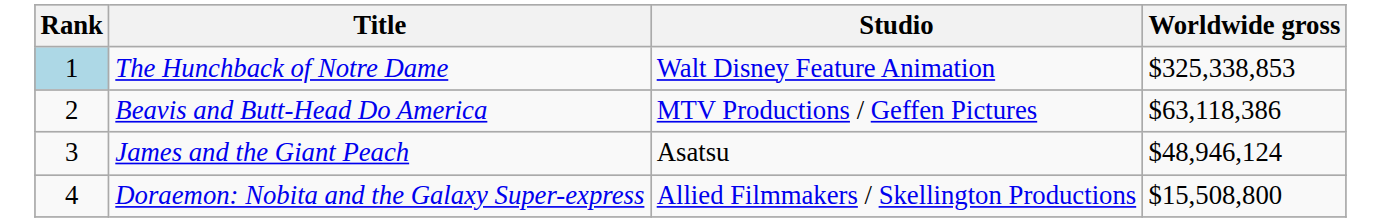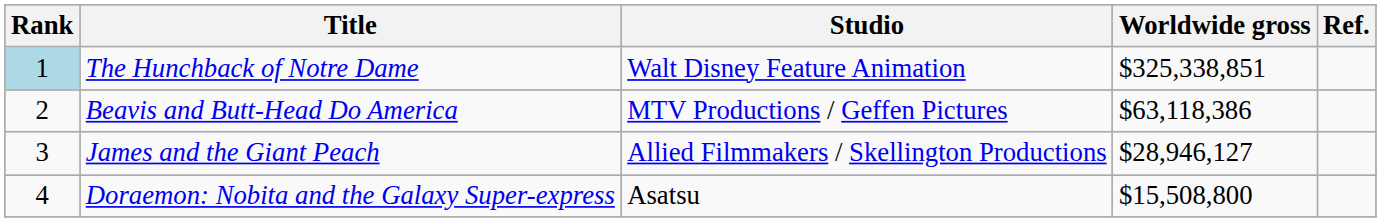+ column: (1346, 25)
(1222, 68) $325,338,853 -> (1192, 68) $325,338,851
(693, 152) Asatsu -> (867, 152) Allied Filmmakers / Skellington Productions
(1215, 152) $48,946,124 -> (1186, 152) $28,946,127
(896, 195) Allied Filmmakers / Skellington Productions -> (664, 195) Asatsu
